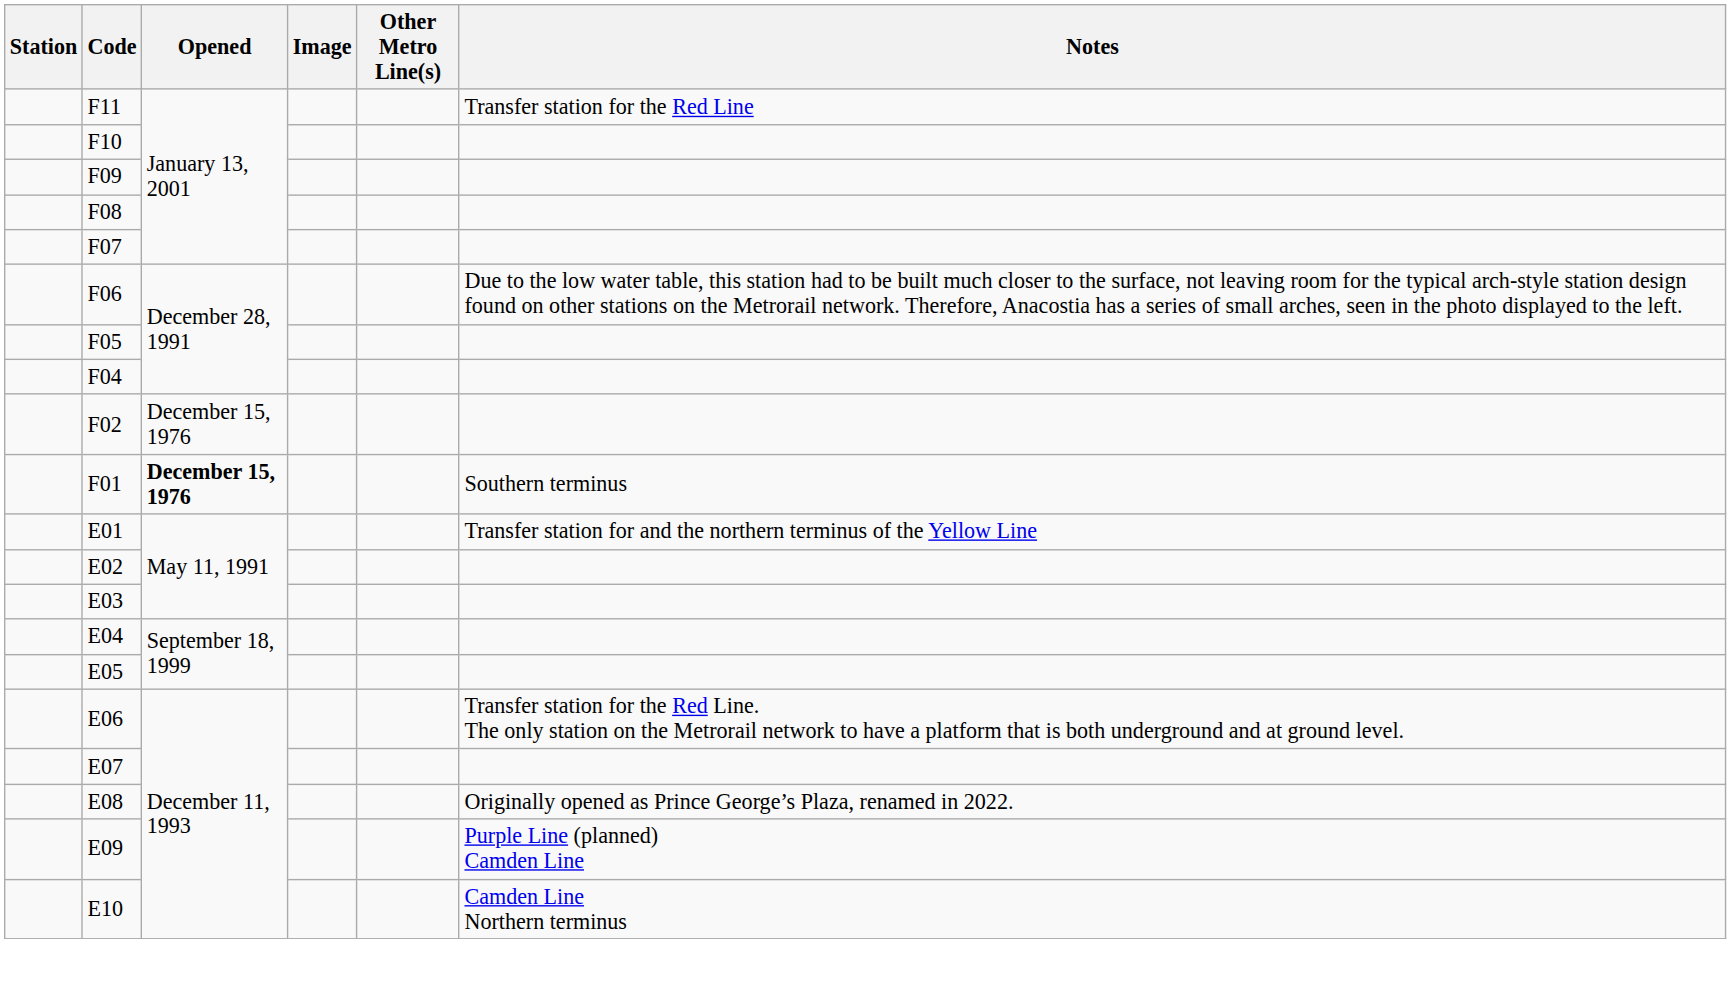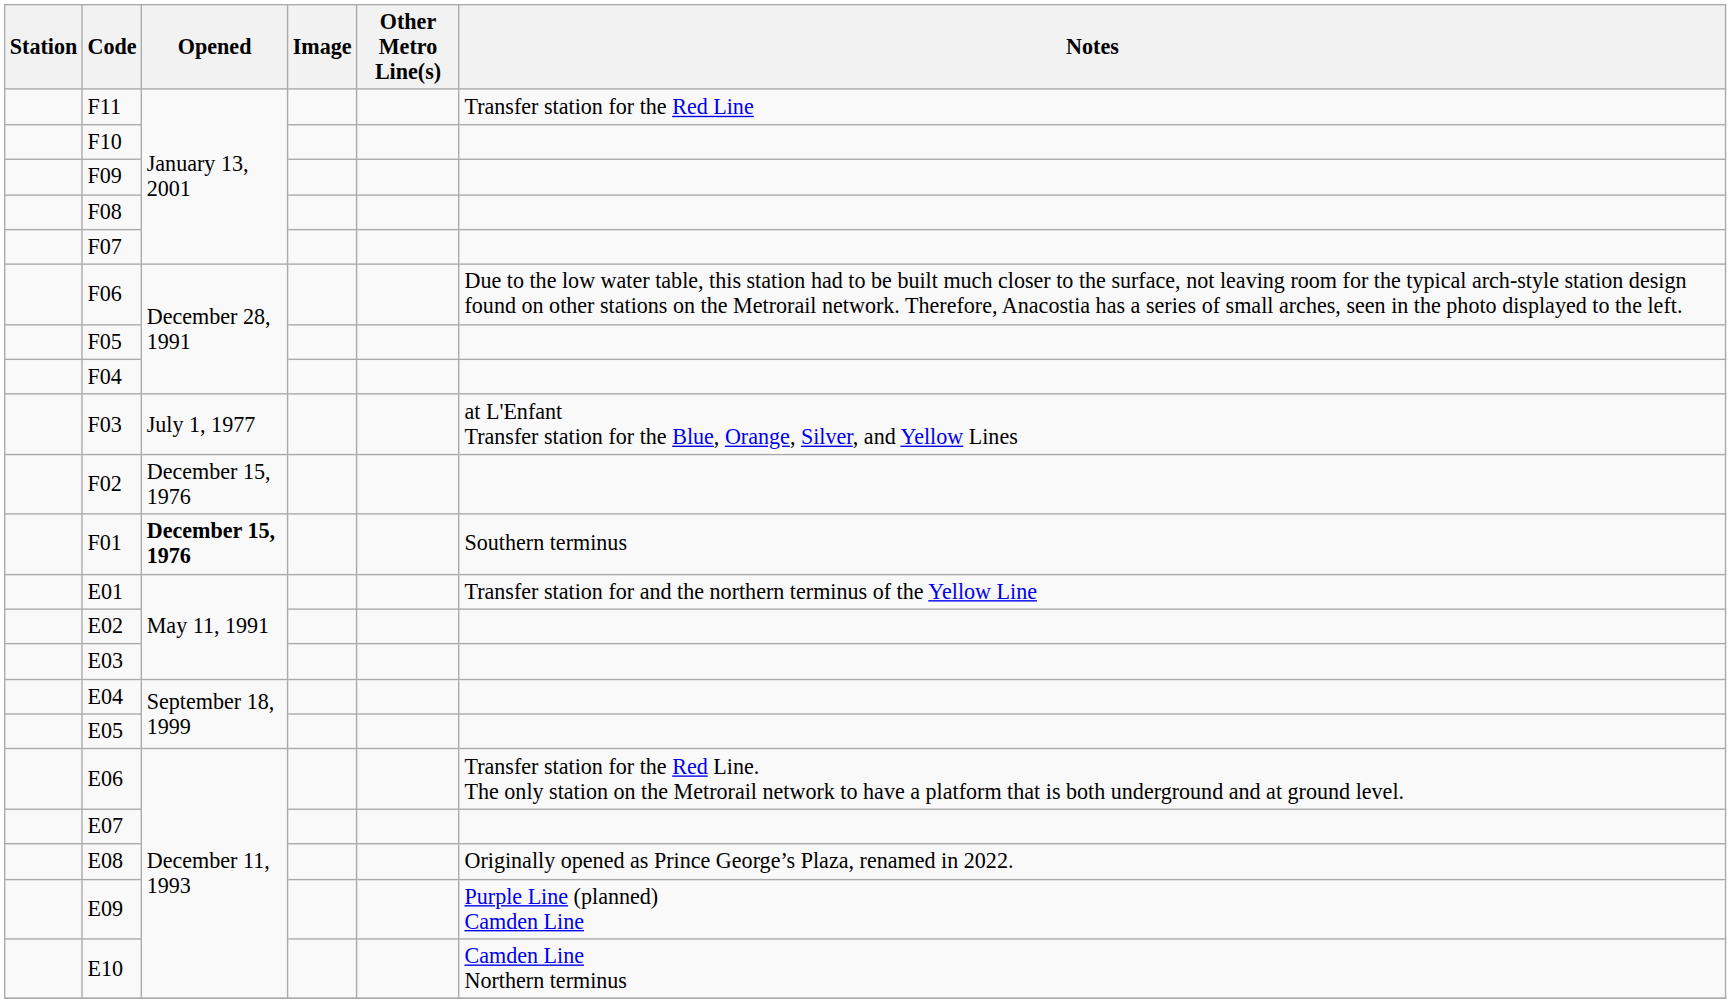+ row: (105, 424)
